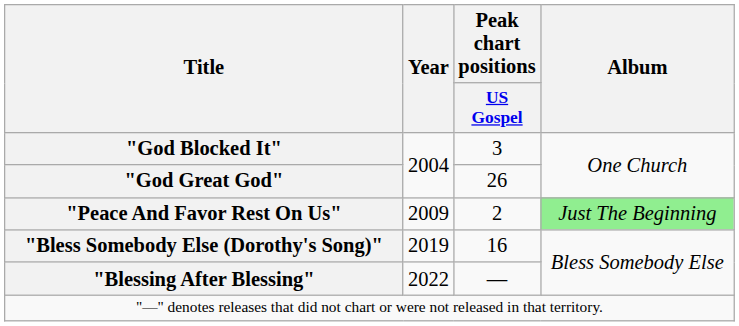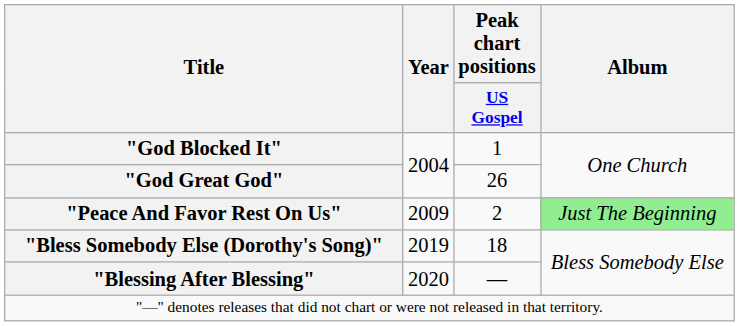(497, 148) 3 -> (497, 148) 1
(497, 245) 16 -> (497, 245) 18
(428, 278) 2022 -> (428, 278) 2020
